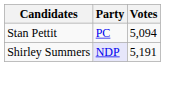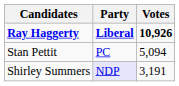+ row: (43, 33)
(143, 52) 5,191 -> (153, 71) 3,191
